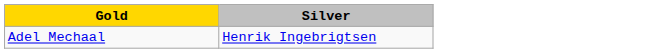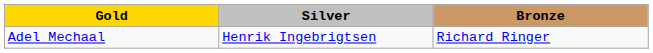+ column: (541, 16)
